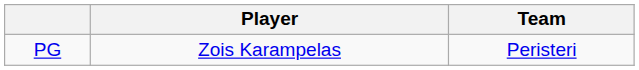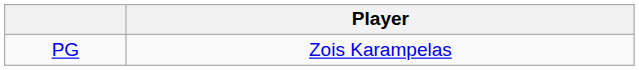- column: (542, 19)
